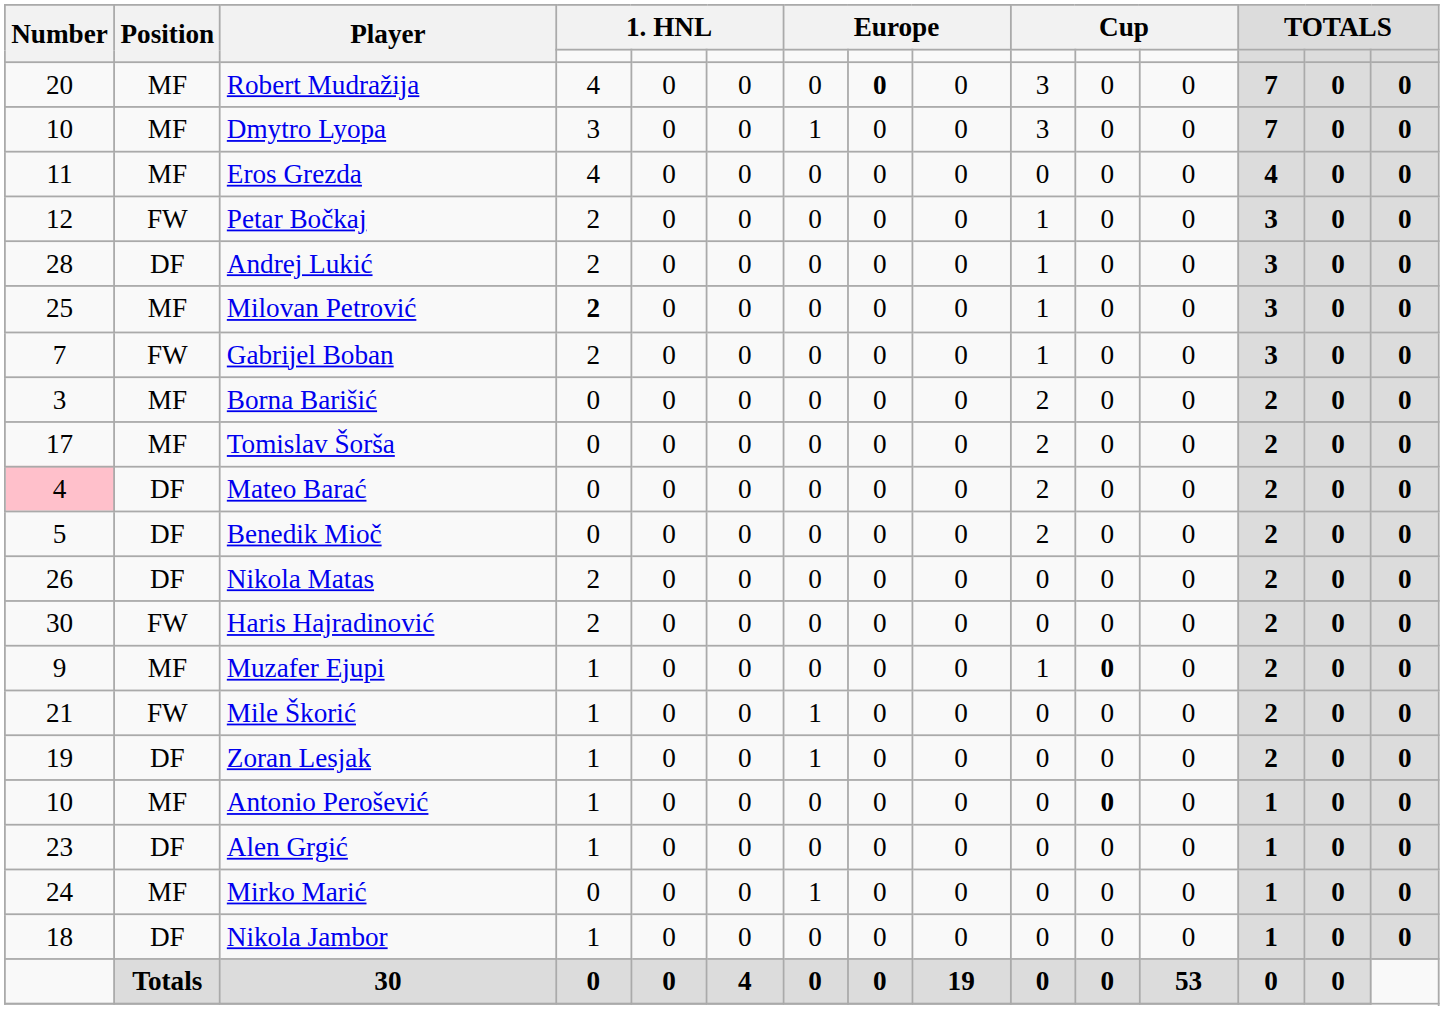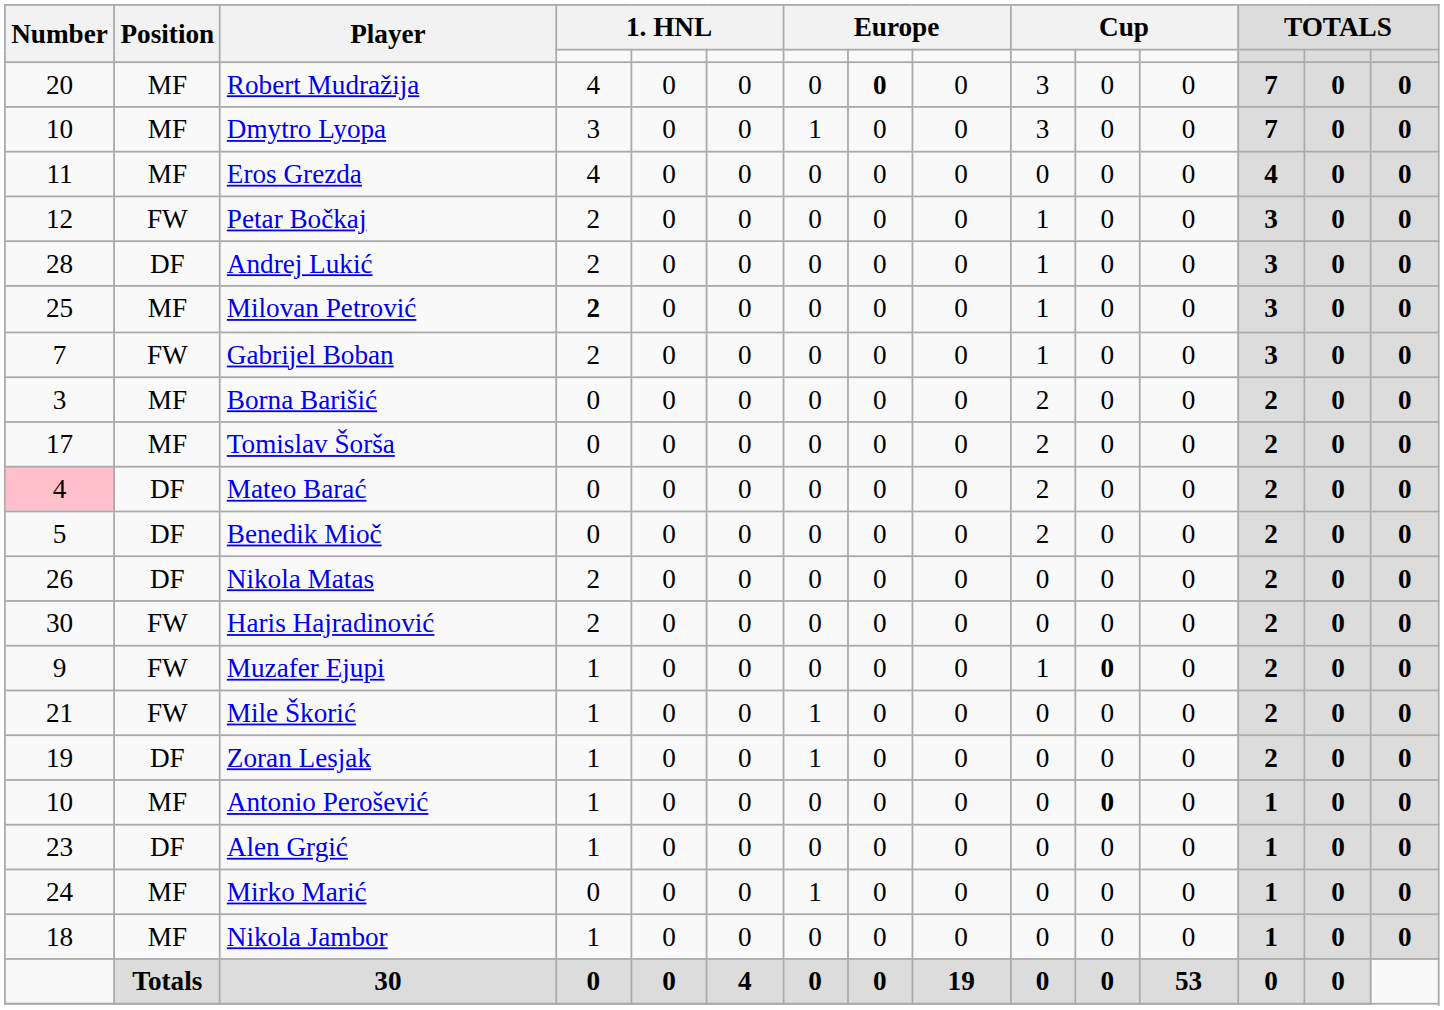(167, 667) MF -> (167, 667) FW
(167, 936) DF -> (167, 936) MF
